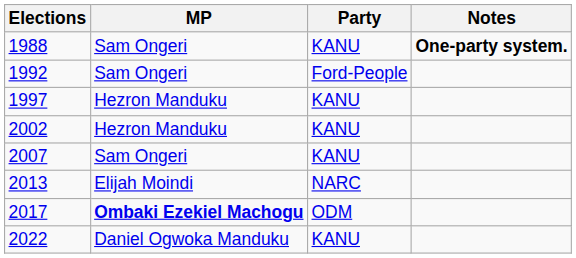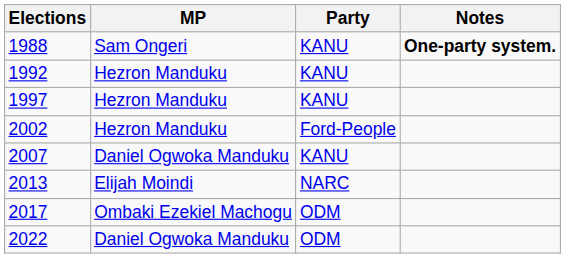(141, 73) Sam Ongeri -> (161, 73) Hezron Manduku
(360, 73) Ford-People -> (324, 73) KANU
(336, 128) KANU -> (348, 128) Ford-People
(141, 156) Sam Ongeri -> (192, 156) Daniel Ogwoka Manduku
(199, 211) bold -> (193, 211) normal
(336, 239) KANU -> (320, 239) ODM
